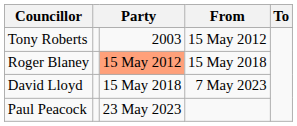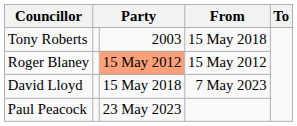(227, 39) 15 May 2012 -> (227, 39) 15 May 2018
(227, 62) 15 May 2018 -> (227, 62) 15 May 2012
